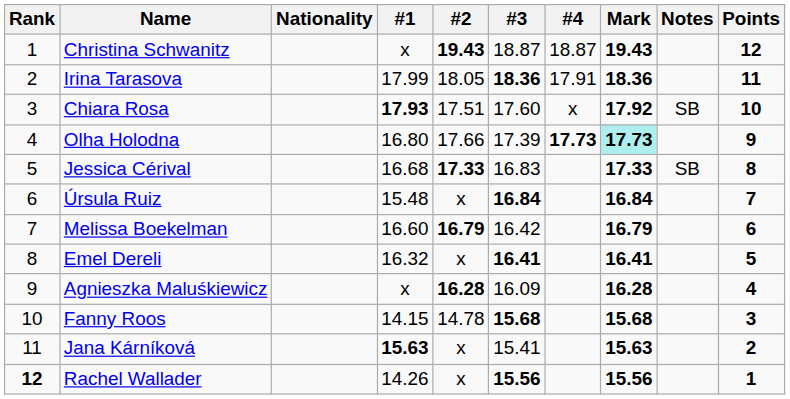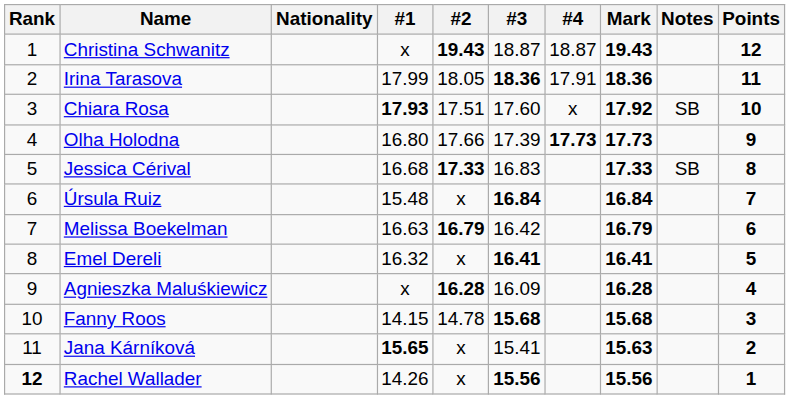(629, 139) paleturquoise background -> (629, 139) no background
(405, 229) 16.60 -> (405, 229) 16.63
(405, 348) 15.63 -> (405, 348) 15.65
